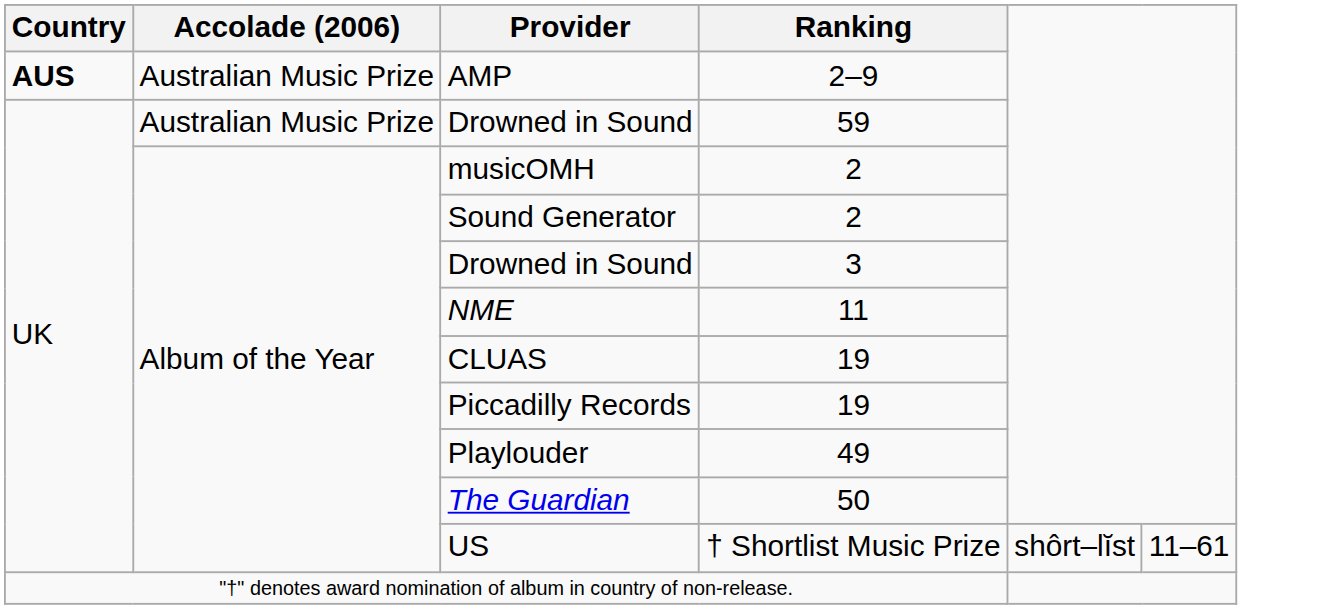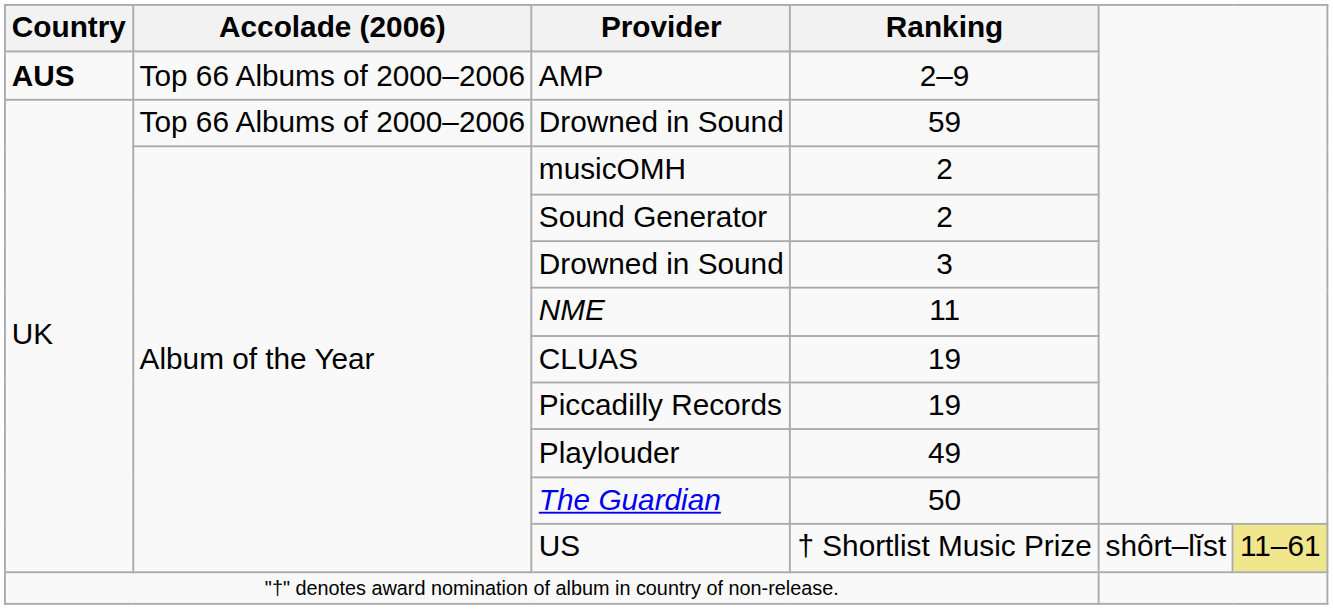(287, 75) Australian Music Prize -> (332, 75) Top 66 Albums of 2000–2006
(287, 122) Australian Music Prize -> (332, 122) Top 66 Albums of 2000–2006
(1189, 547) no background -> (1280, 547) khaki background
